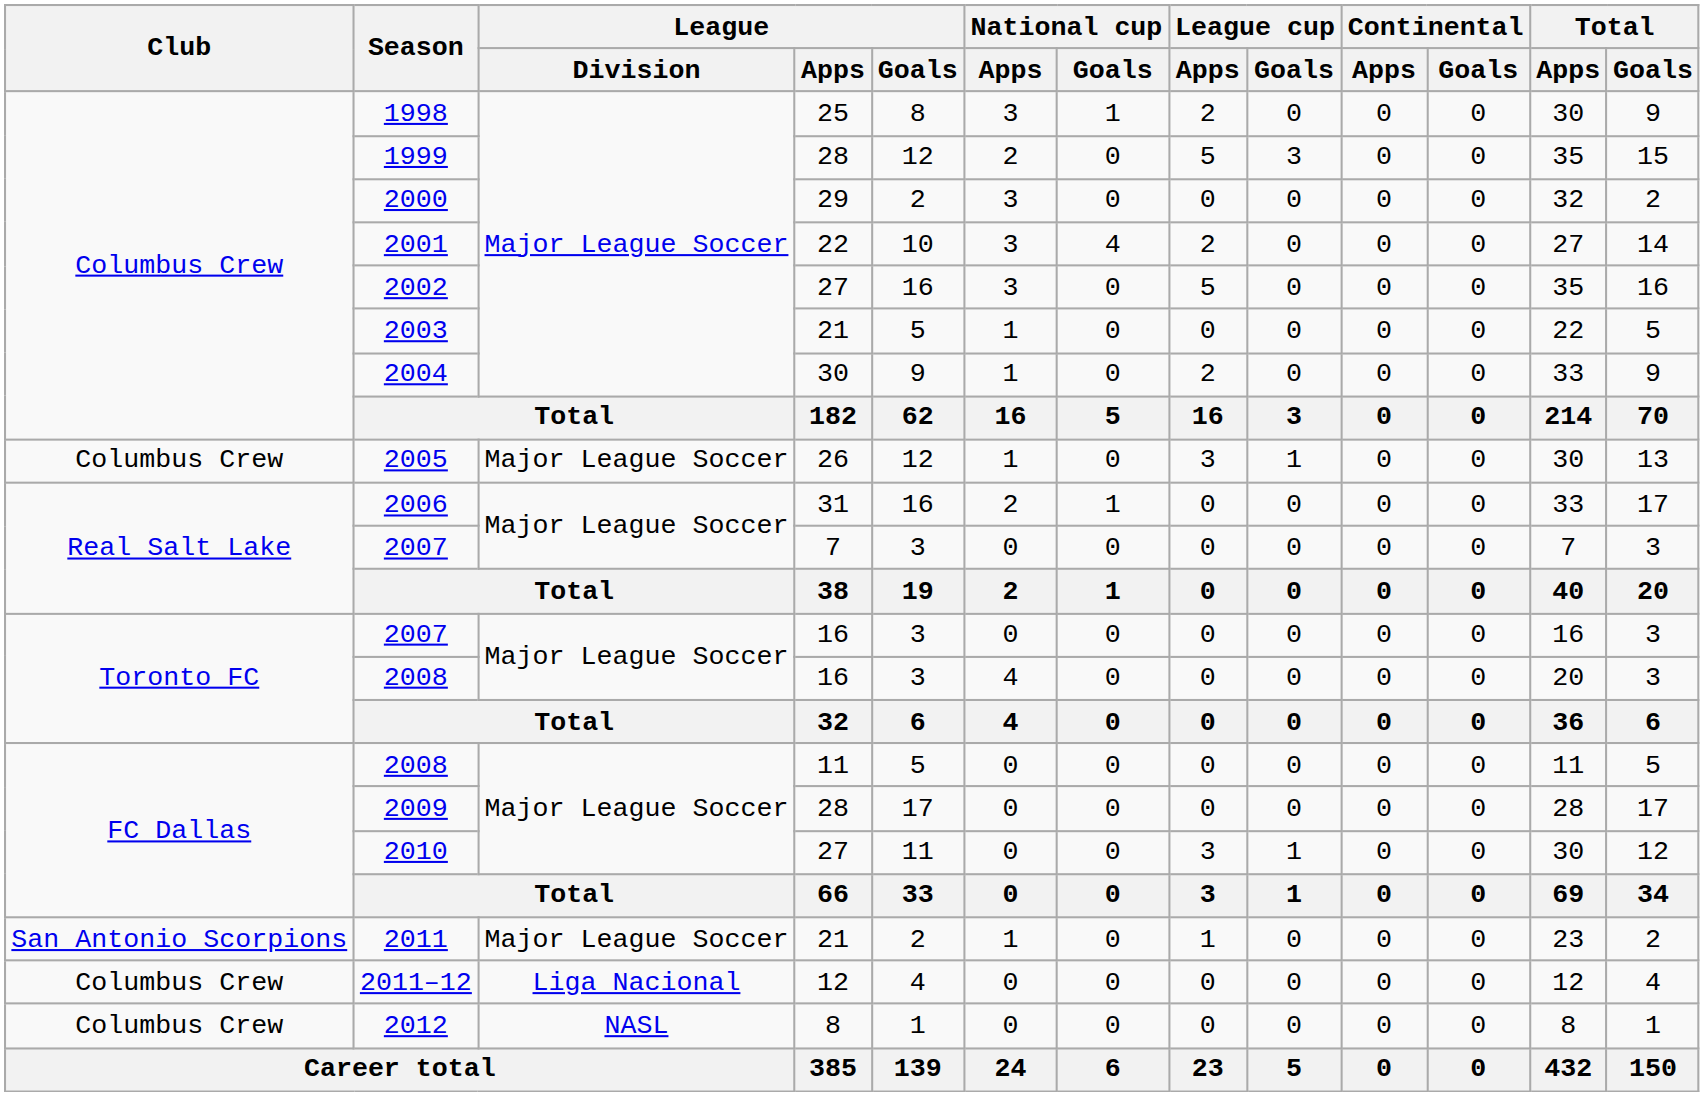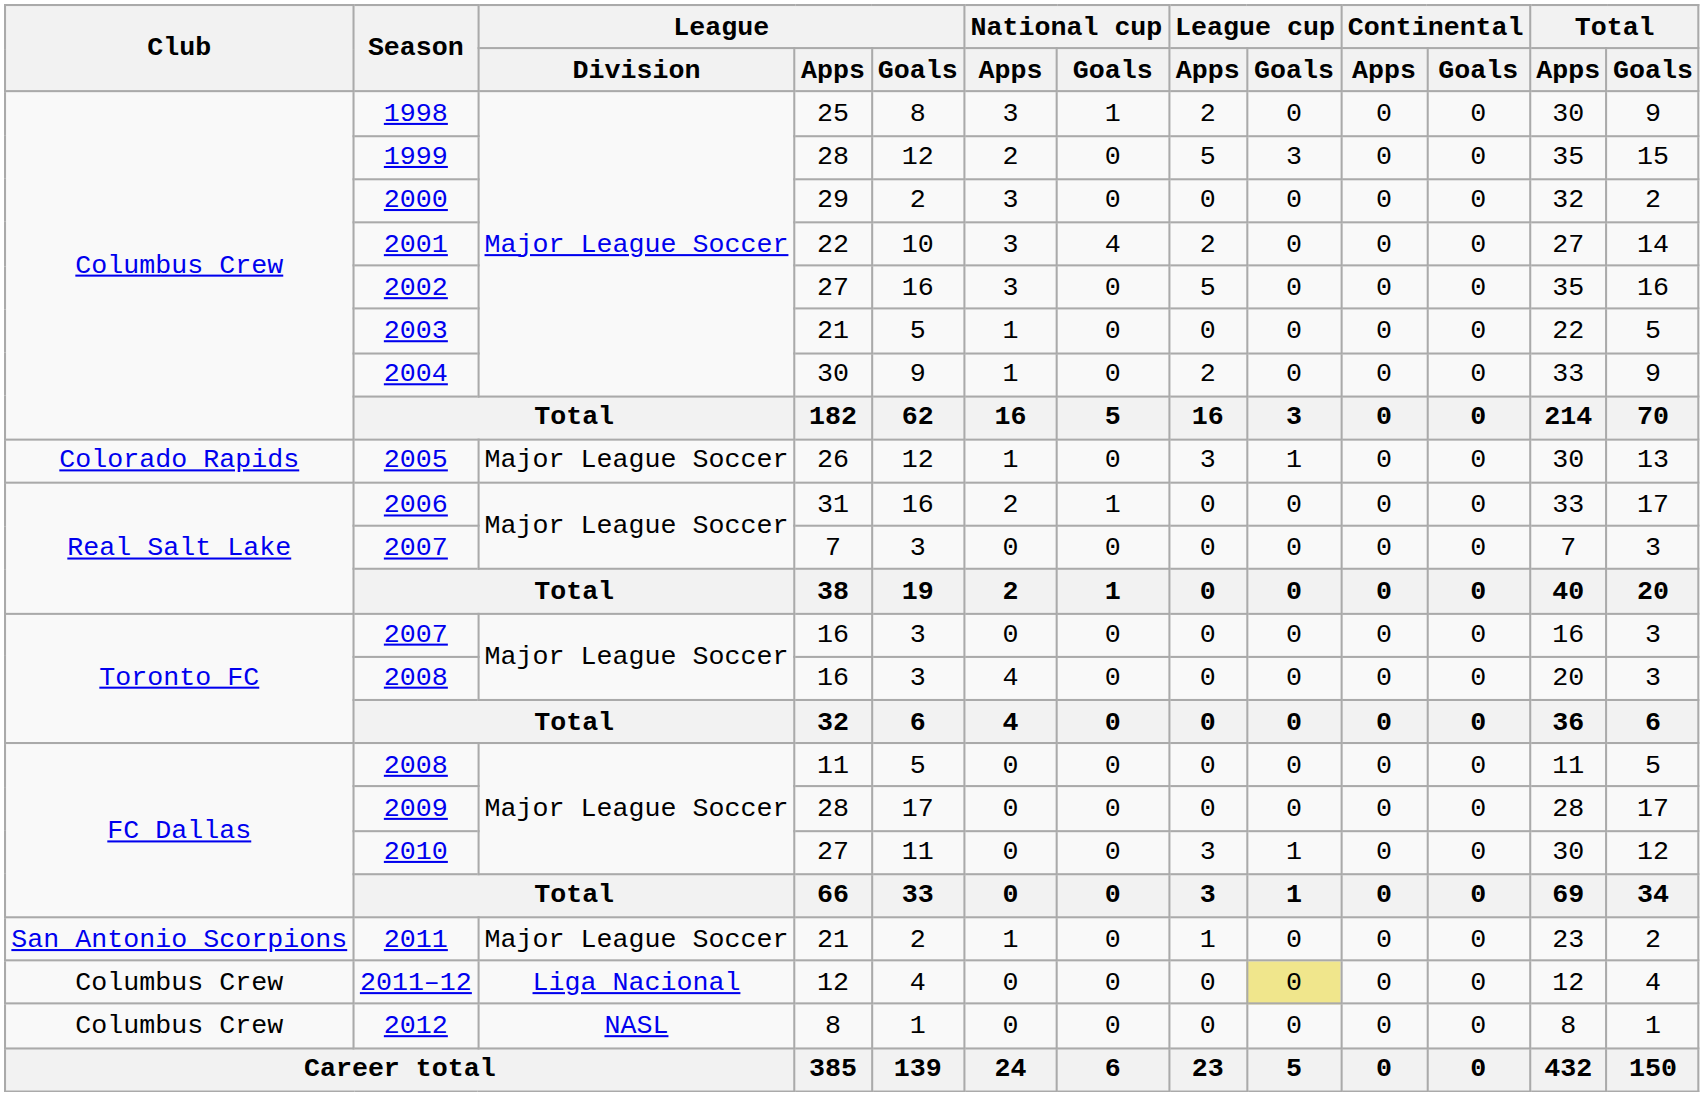(179, 461) Columbus Crew -> (179, 461) Colorado Rapids
(1294, 982) no background -> (1294, 982) khaki background
